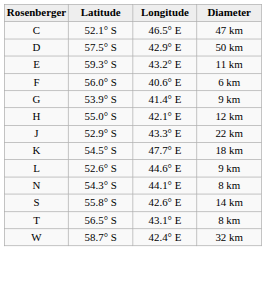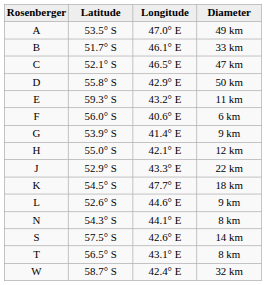+ row: (36, 30)
+ row: (36, 47)
(101, 47) 57.5° S -> (101, 82) 55.8° S
(101, 202) 55.8° S -> (101, 237) 57.5° S
